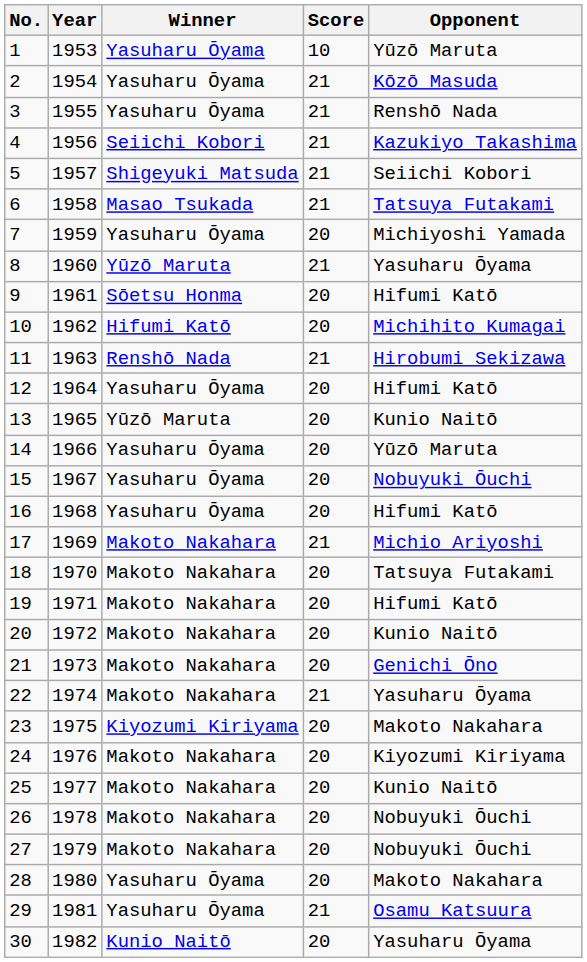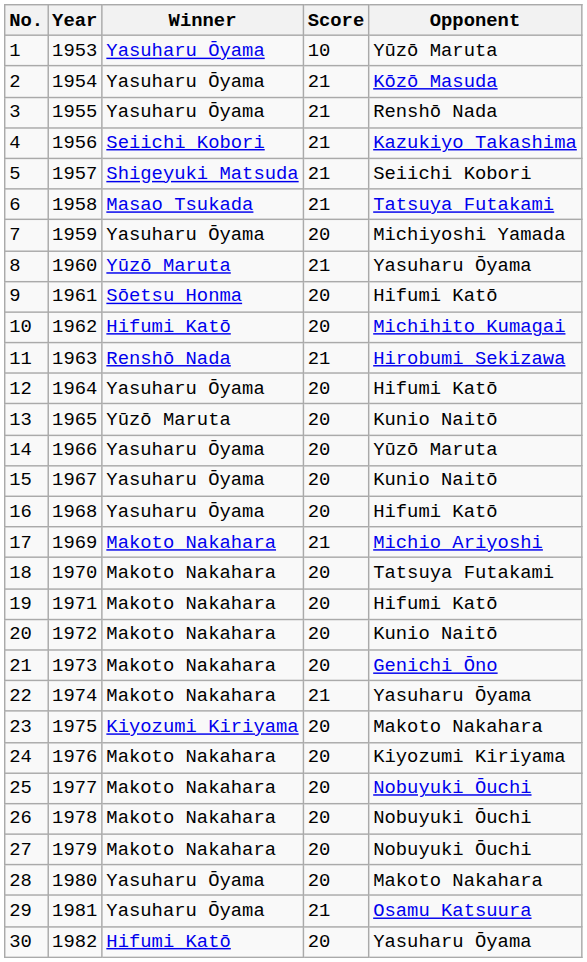(452, 481) Nobuyuki Ōuchi -> (435, 481) Kunio Naitō
(435, 788) Kunio Naitō -> (452, 788) Nobuyuki Ōuchi
(169, 942) Kunio Naitō -> (169, 942) Hifumi Katō
